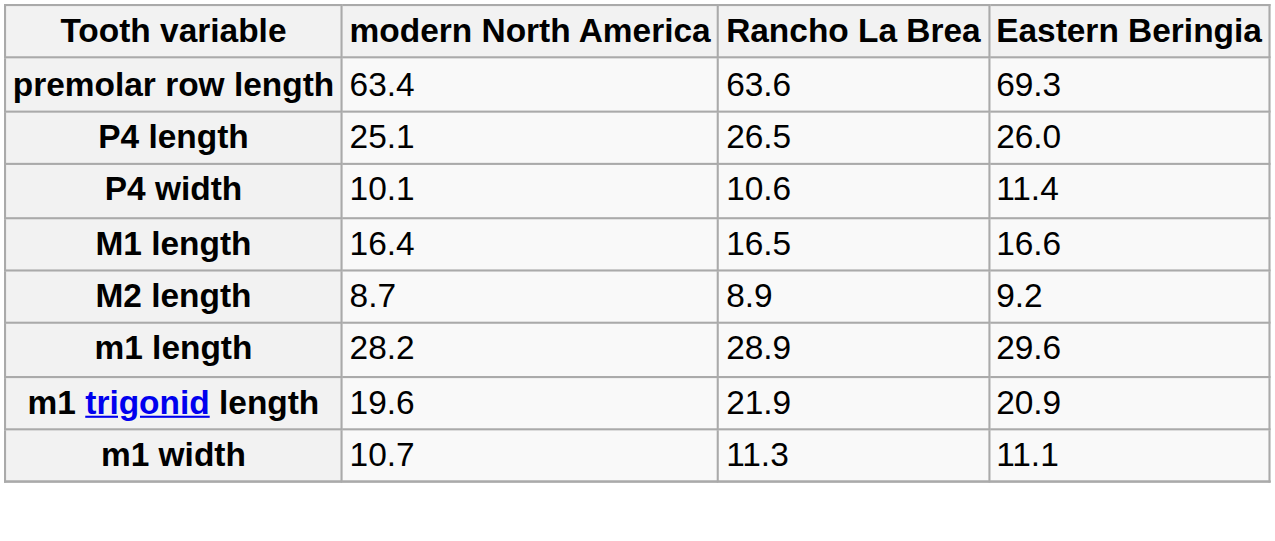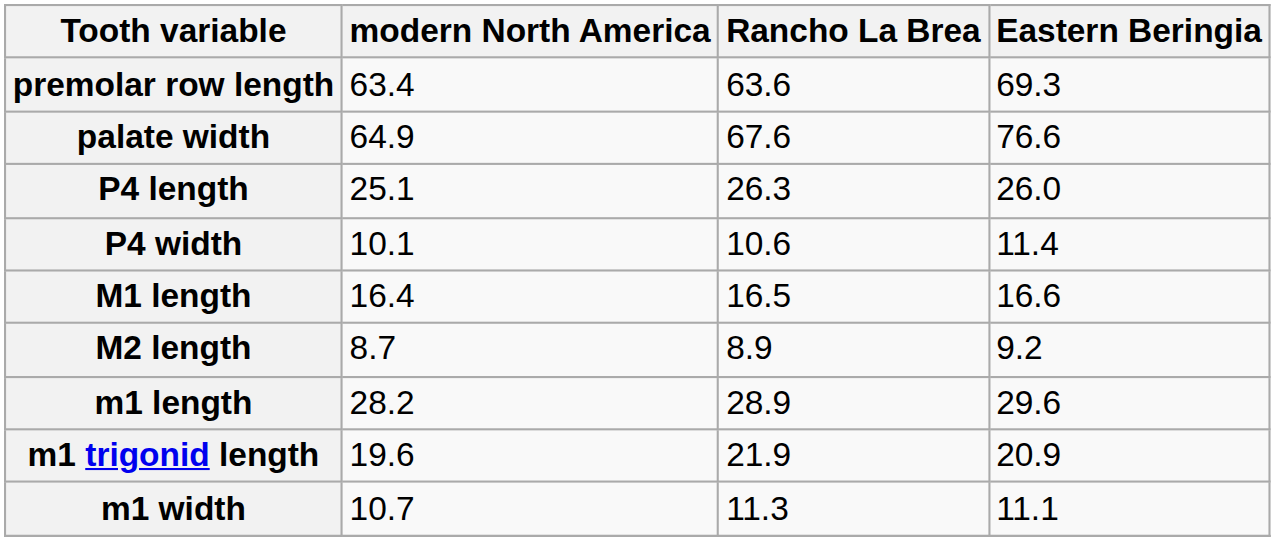+ row: (173, 137)
(759, 137) 26.5 -> (759, 190) 26.3
